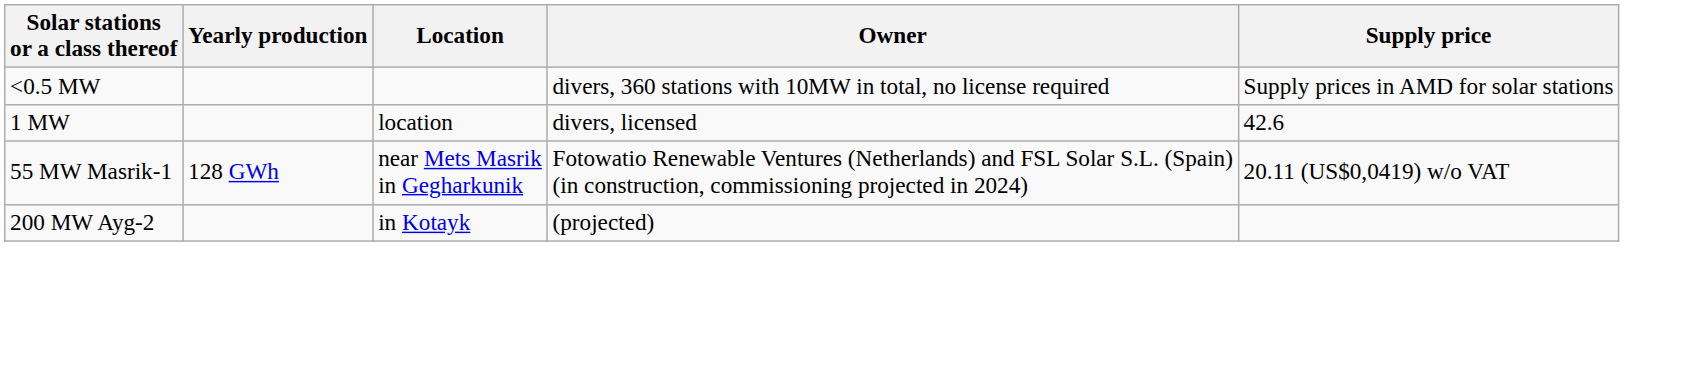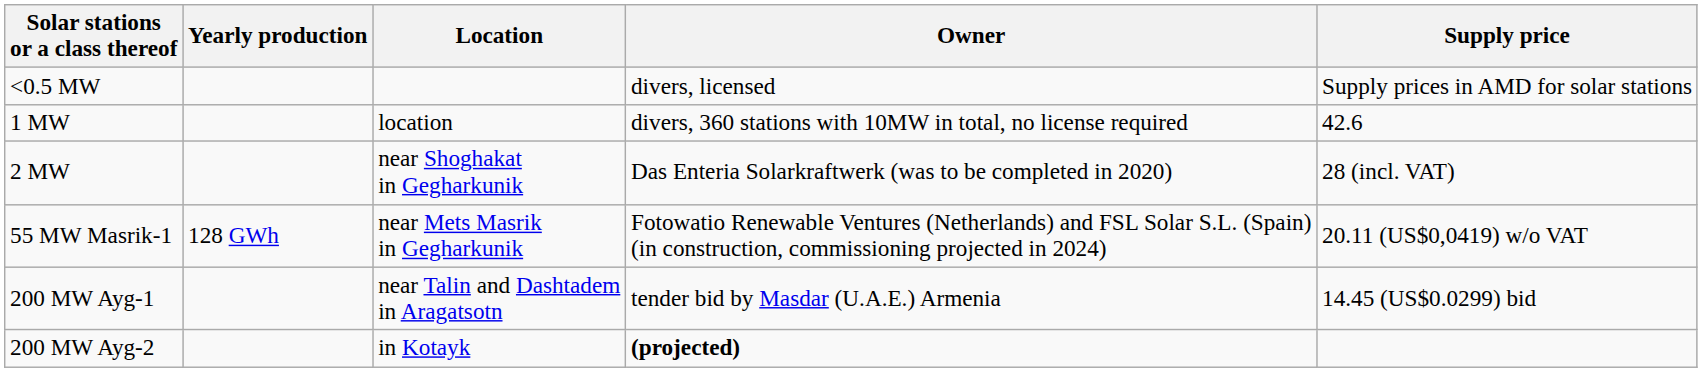(831, 85) divers, 360 stations with 10MW in total, no license required -> (703, 85) divers, licensed
(625, 122) divers, licensed -> (909, 122) divers, 360 stations with 10MW in total, no license required
+ row: (40, 172)
+ row: (82, 298)
(603, 222) normal -> (686, 348) bold
